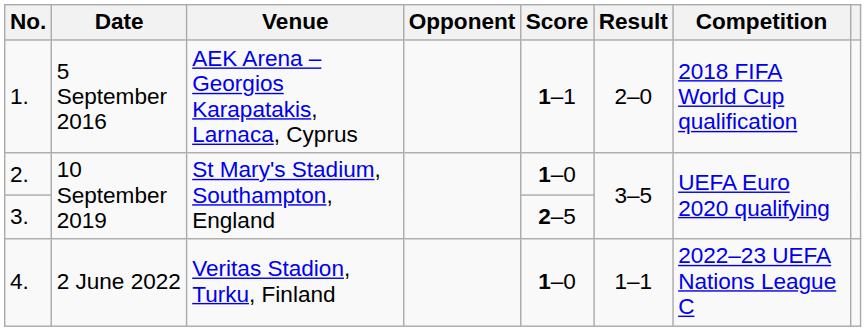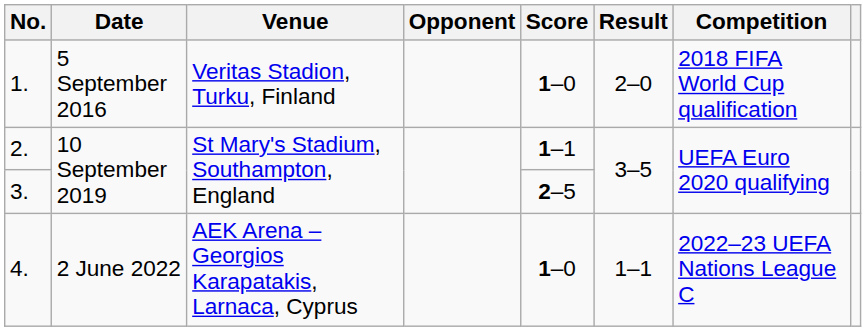(275, 96) AEK Arena – Georgios Karapatakis, Larnaca, Cyprus -> (271, 83) Veritas Stadion, Turku, Finland
(557, 96) 1–1 -> (557, 83) 1–0
(557, 173) 1–0 -> (557, 148) 1–1
(271, 282) Veritas Stadion, Turku, Finland -> (275, 269) AEK Arena – Georgios Karapatakis, Larnaca, Cyprus
